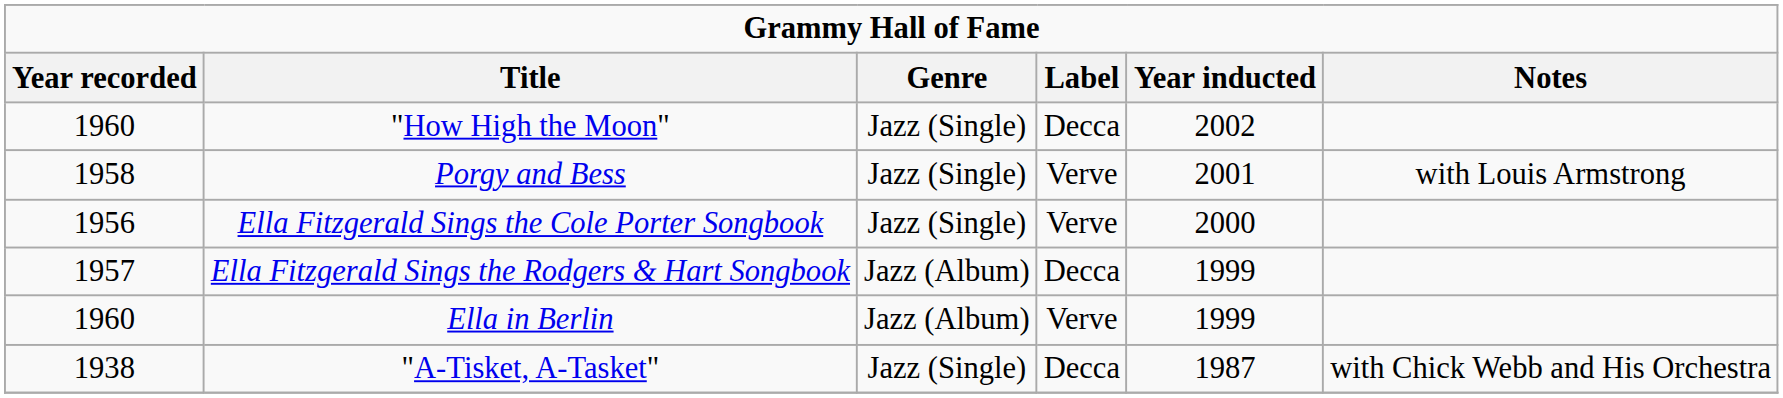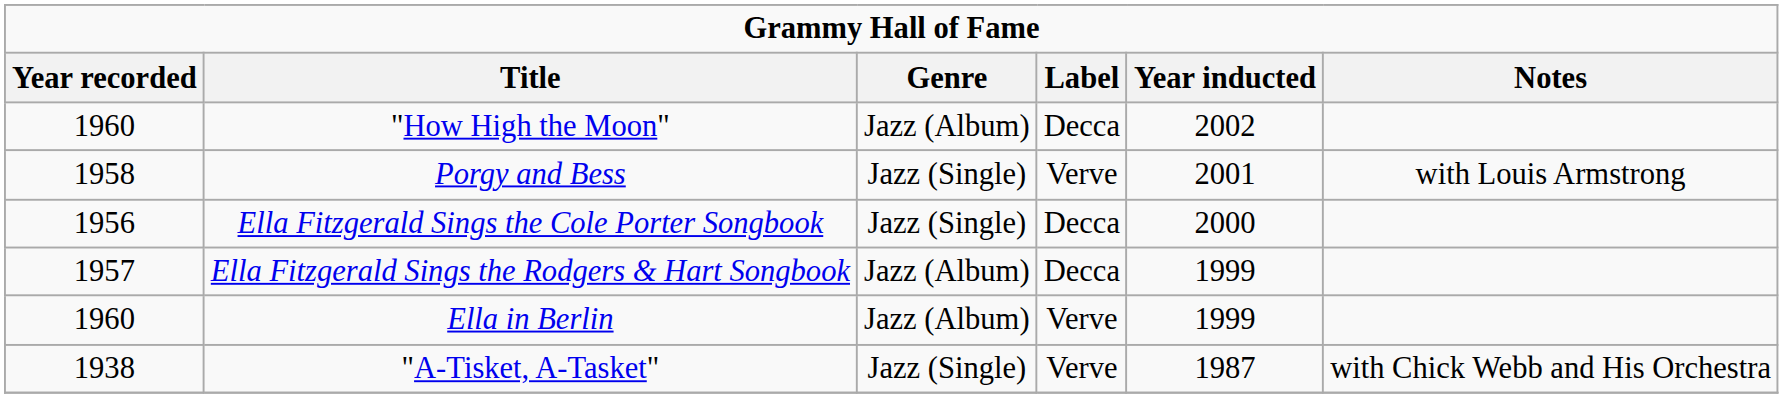(947, 125) Jazz (Single) -> (947, 125) Jazz (Album)
(1082, 222) Verve -> (1082, 222) Decca
(1082, 367) Decca -> (1082, 367) Verve
